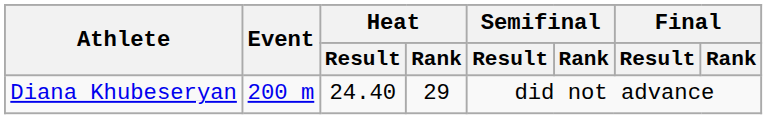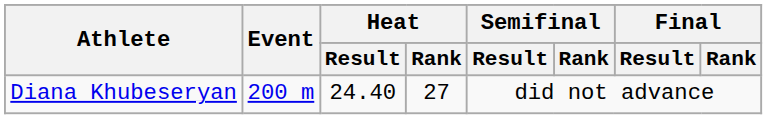(436, 94) 29 -> (436, 94) 27
